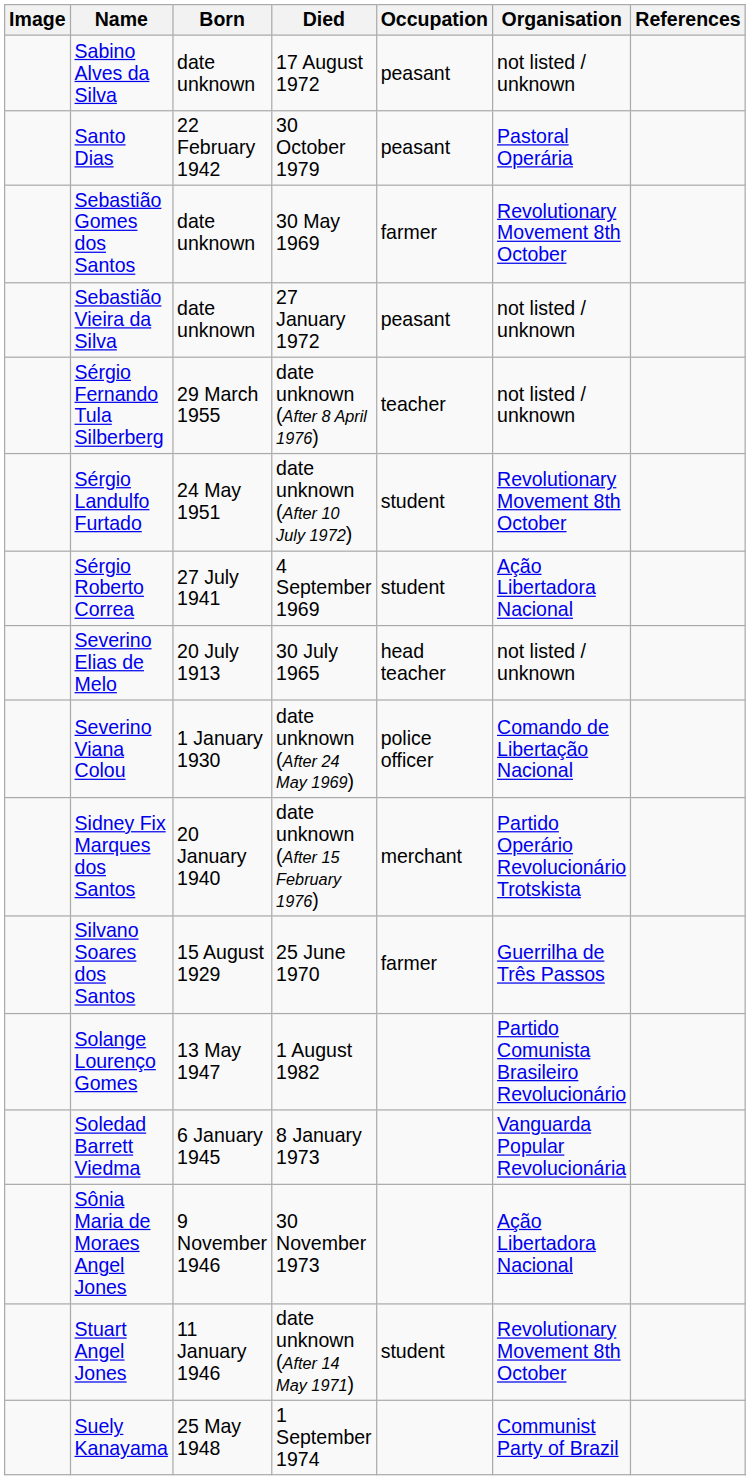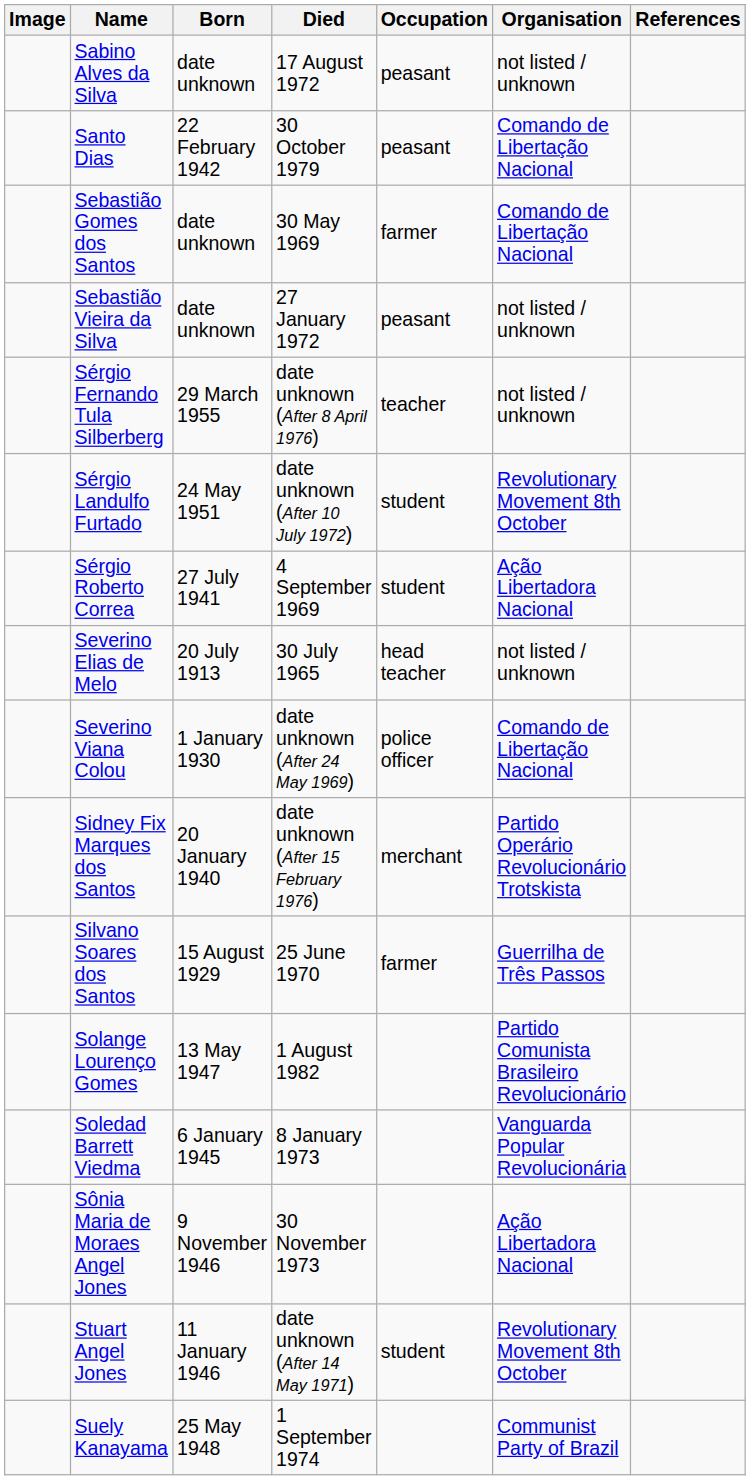(535, 147) Pastoral Operária -> (553, 147) Comando de Libertação Nacional
(559, 233) Revolutionary Movement 8th October -> (553, 233) Comando de Libertação Nacional
